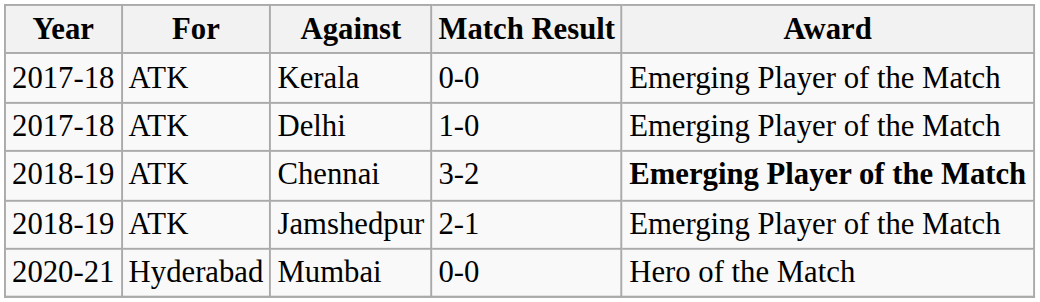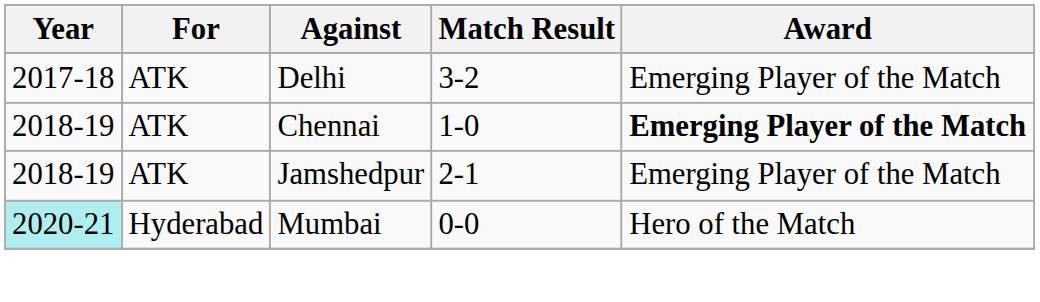- row: (318, 77)
(459, 126) 1-0 -> (459, 77) 3-2
(459, 175) 3-2 -> (459, 126) 1-0
(63, 272) no background -> (63, 223) paleturquoise background
